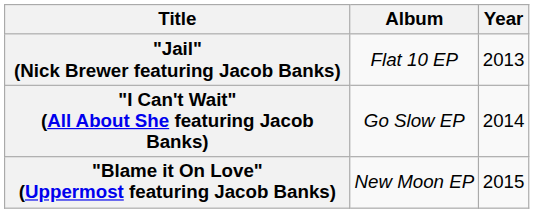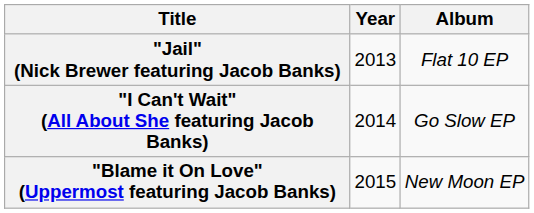columns swapped: (504, 19) <-> (414, 19)
